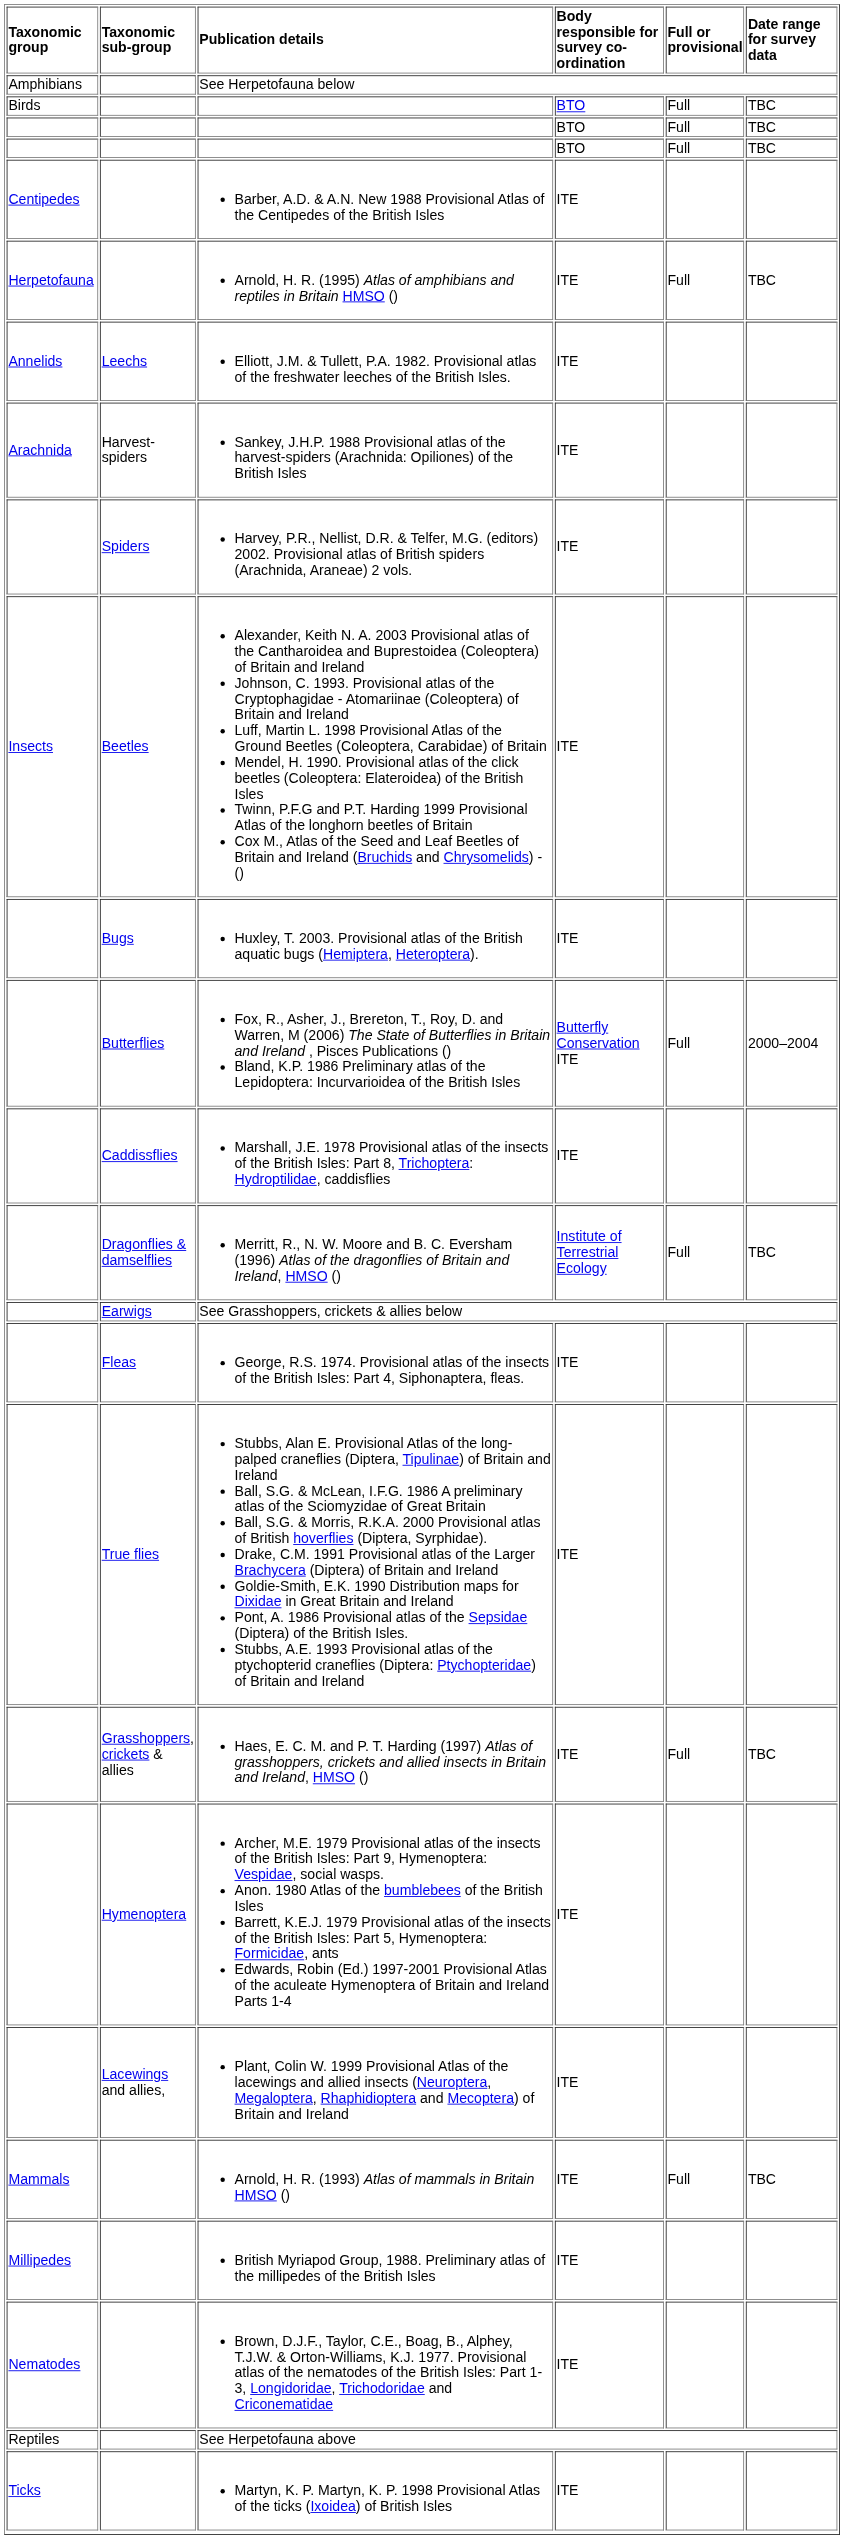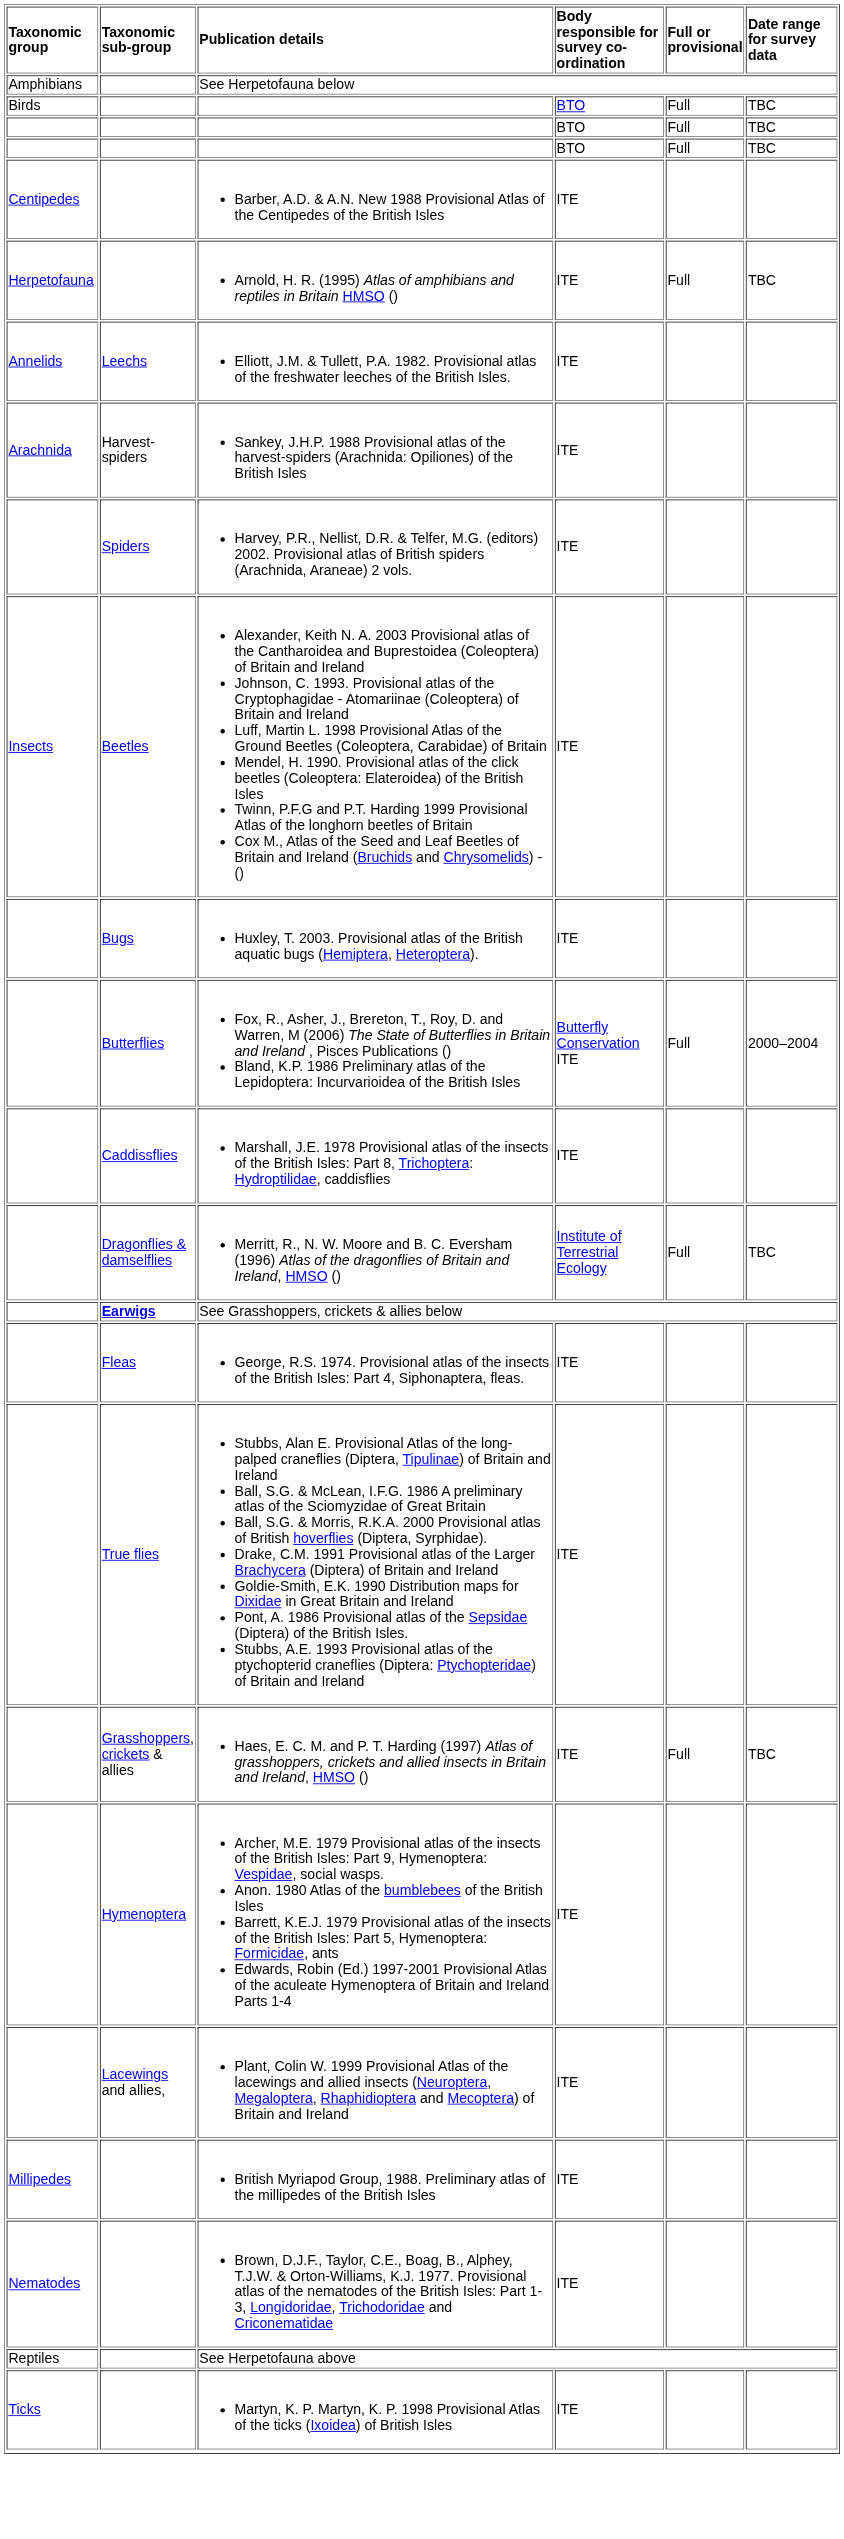(127, 1311) normal -> (129, 1311) bold
- row: (39, 2179)
